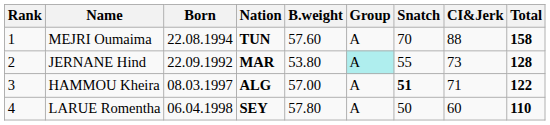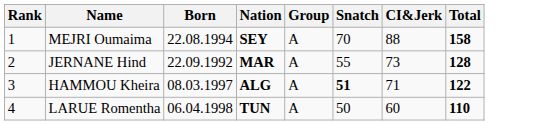- column: (316, 16)
(255, 39) TUN -> (254, 39) SEY
(355, 62) paleturquoise background -> (294, 62) no background
(254, 108) SEY -> (255, 108) TUN
